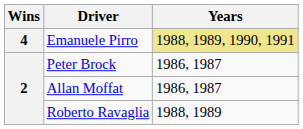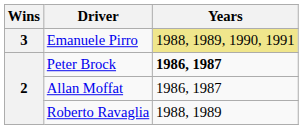(24, 40) 4 -> (24, 40) 3
(189, 64) normal -> (189, 64) bold
